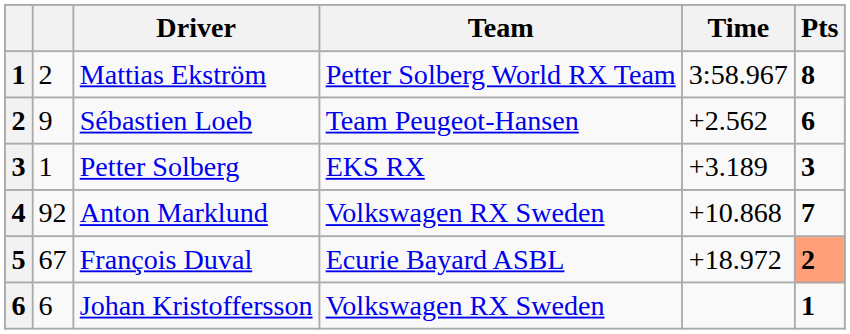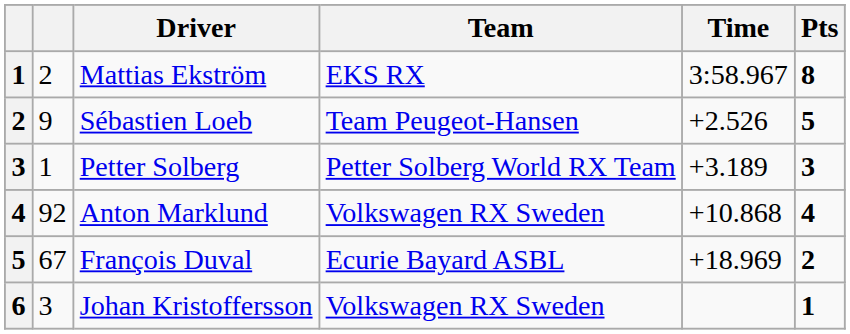(501, 74) Petter Solberg World RX Team -> (375, 74) EKS RX
(728, 120) +2.562 -> (728, 120) +2.526
(808, 120) 6 -> (808, 120) 5
(375, 166) EKS RX -> (501, 166) Petter Solberg World RX Team
(808, 213) 7 -> (808, 213) 4
(735, 259) +18.972 -> (735, 259) +18.969
(808, 259) lightsalmon background -> (808, 259) no background
(46, 306) 6 -> (46, 306) 3
